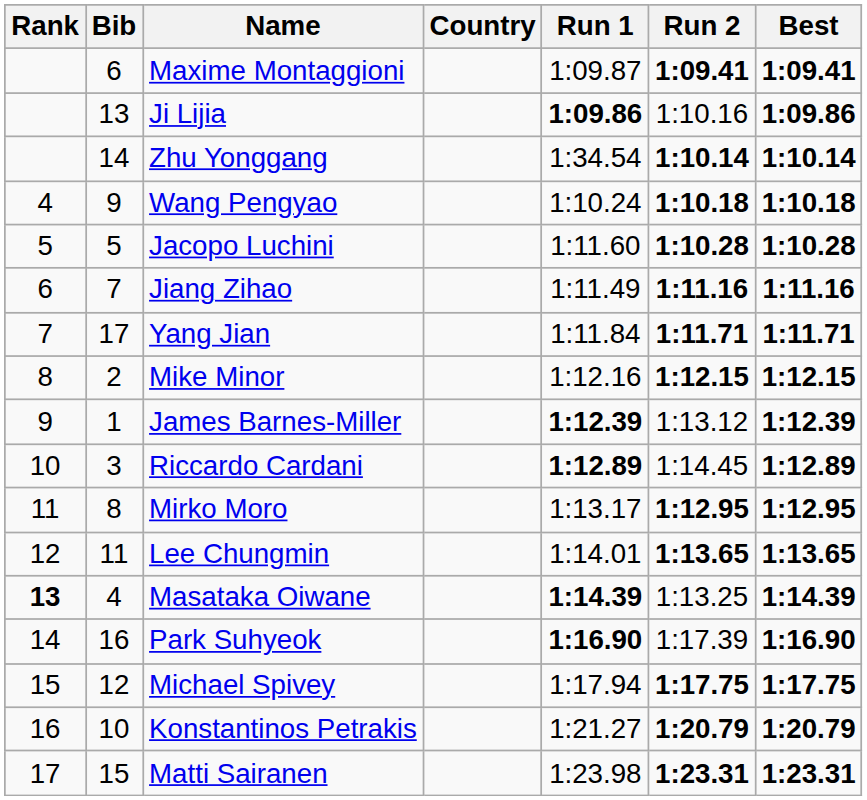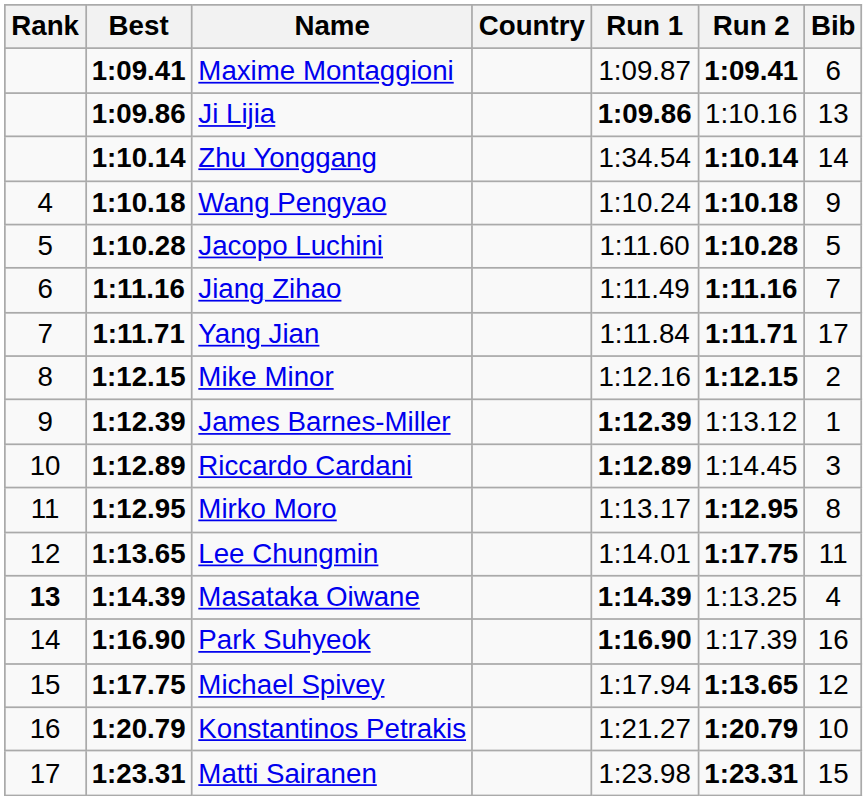columns swapped: (114, 26) <-> (809, 26)
(702, 553) 1:13.65 -> (751, 553) 1:17.75
(702, 684) 1:17.75 -> (751, 684) 1:13.65
